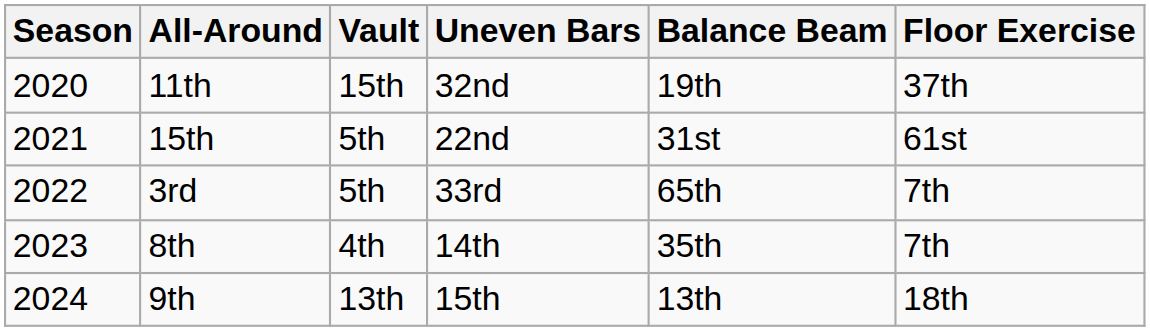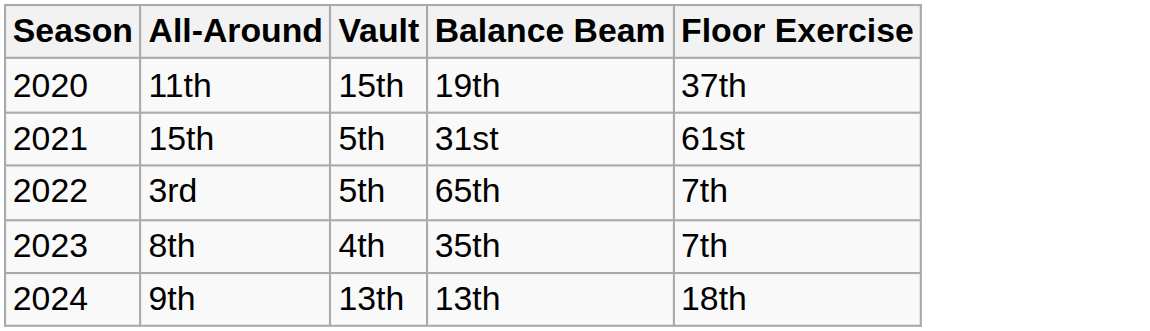- column: (538, 31)
